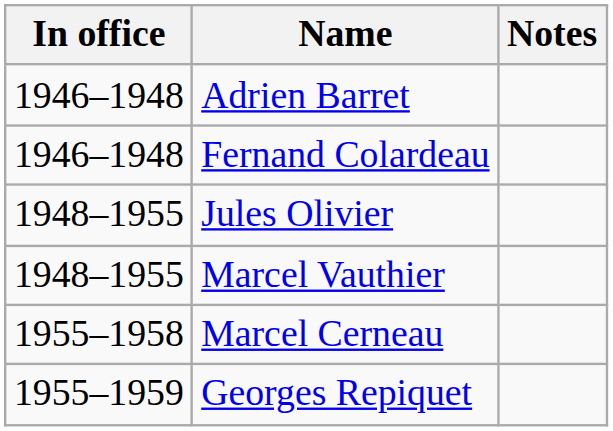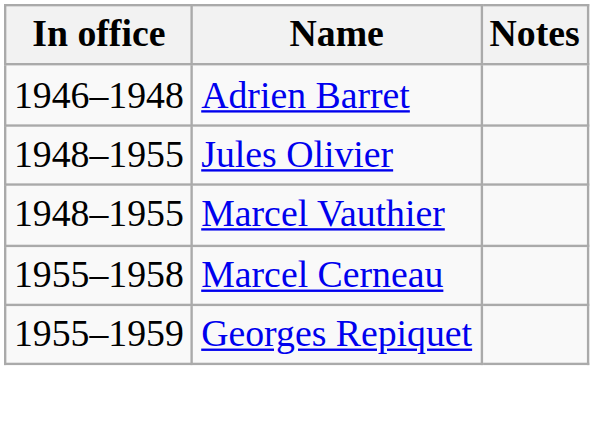- row: (345, 154)
